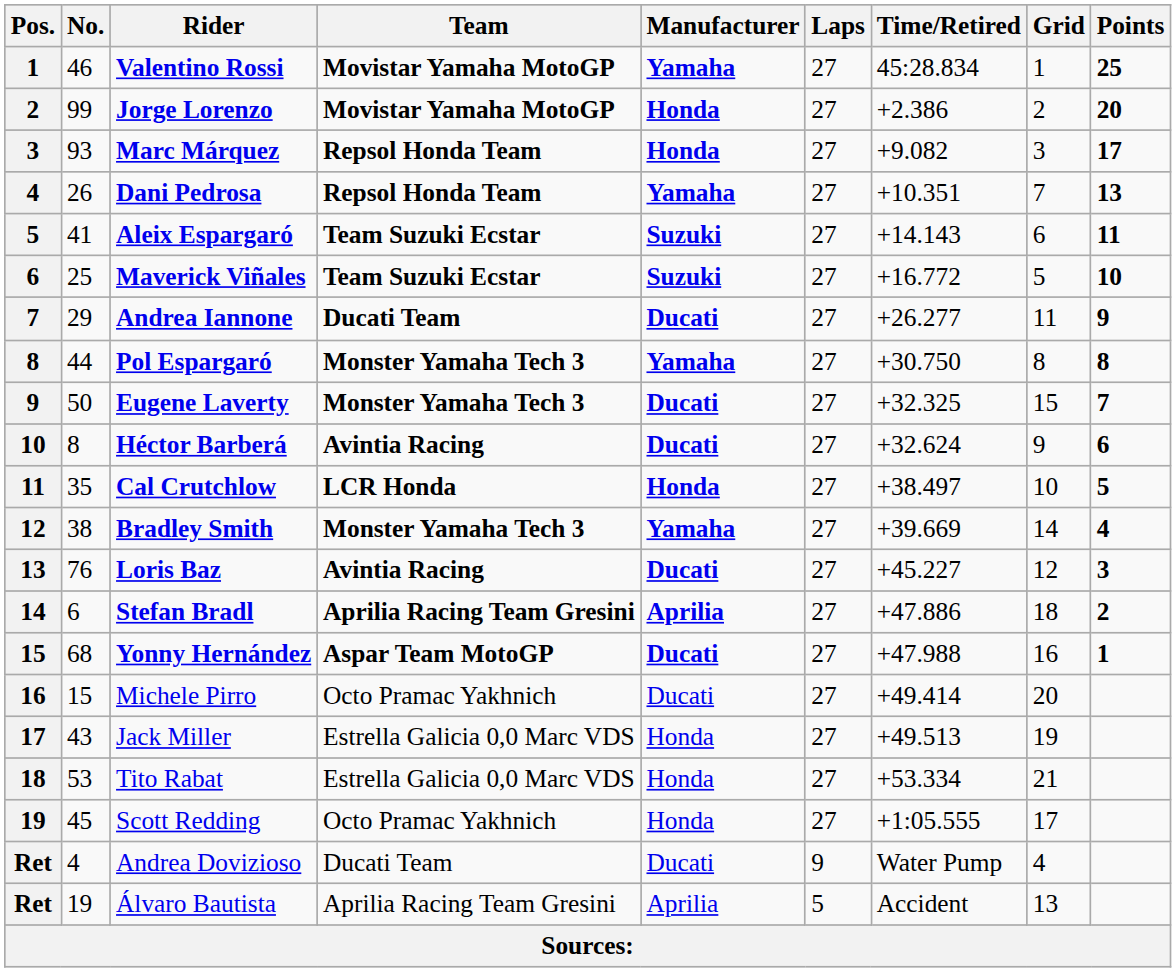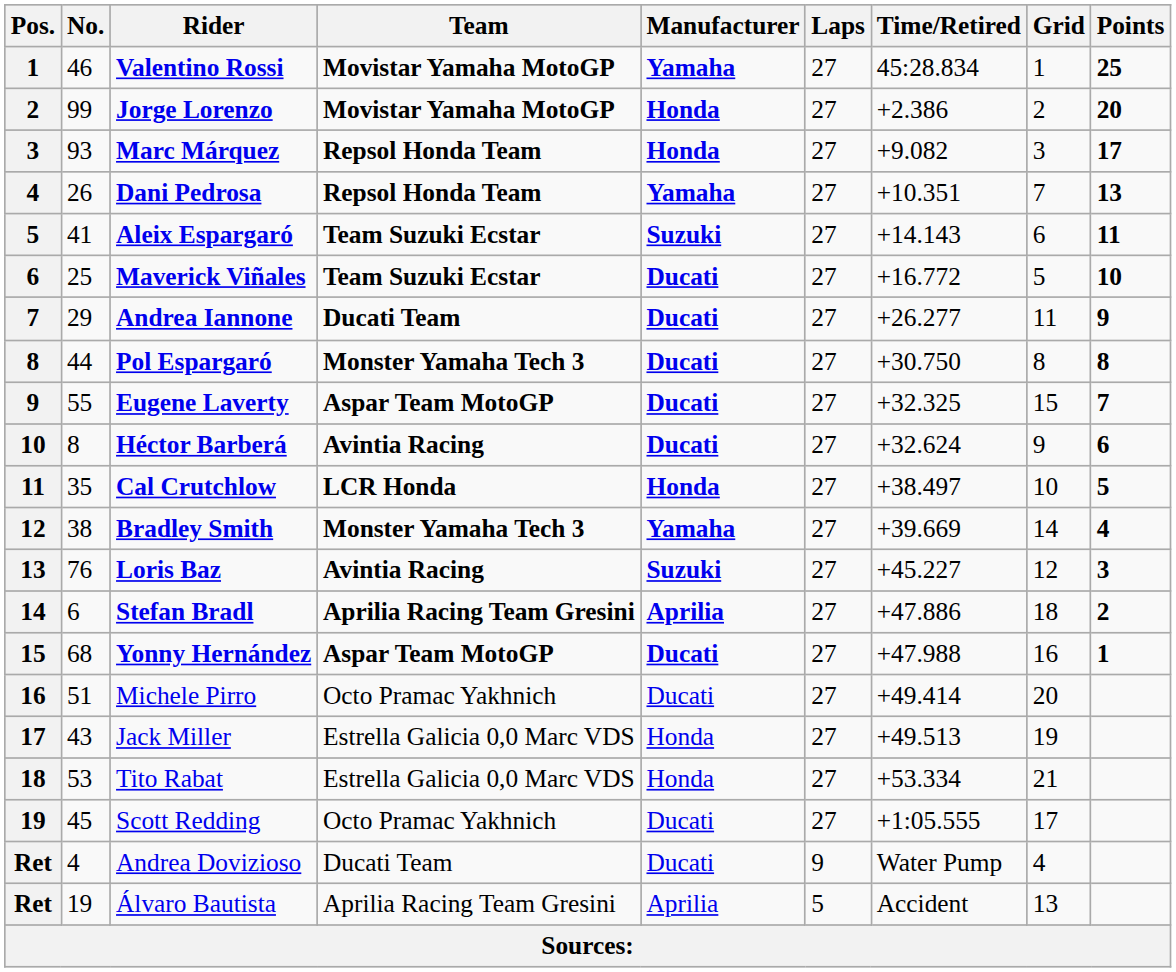(684, 276) Suzuki -> (682, 276) Ducati
(691, 360) Yamaha -> (682, 360) Ducati
(80, 402) 50 -> (80, 402) 55
(454, 402) Monster Yamaha Tech 3 -> (438, 402) Aspar Team MotoGP
(682, 569) Ducati -> (684, 569) Suzuki
(80, 695) 15 -> (80, 695) 51
(680, 820) Honda -> (680, 820) Ducati
